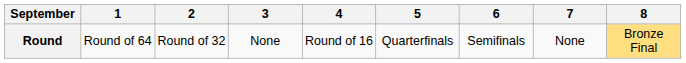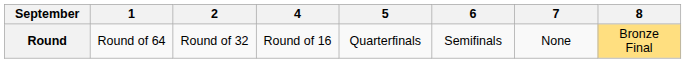- column: (265, 14)
